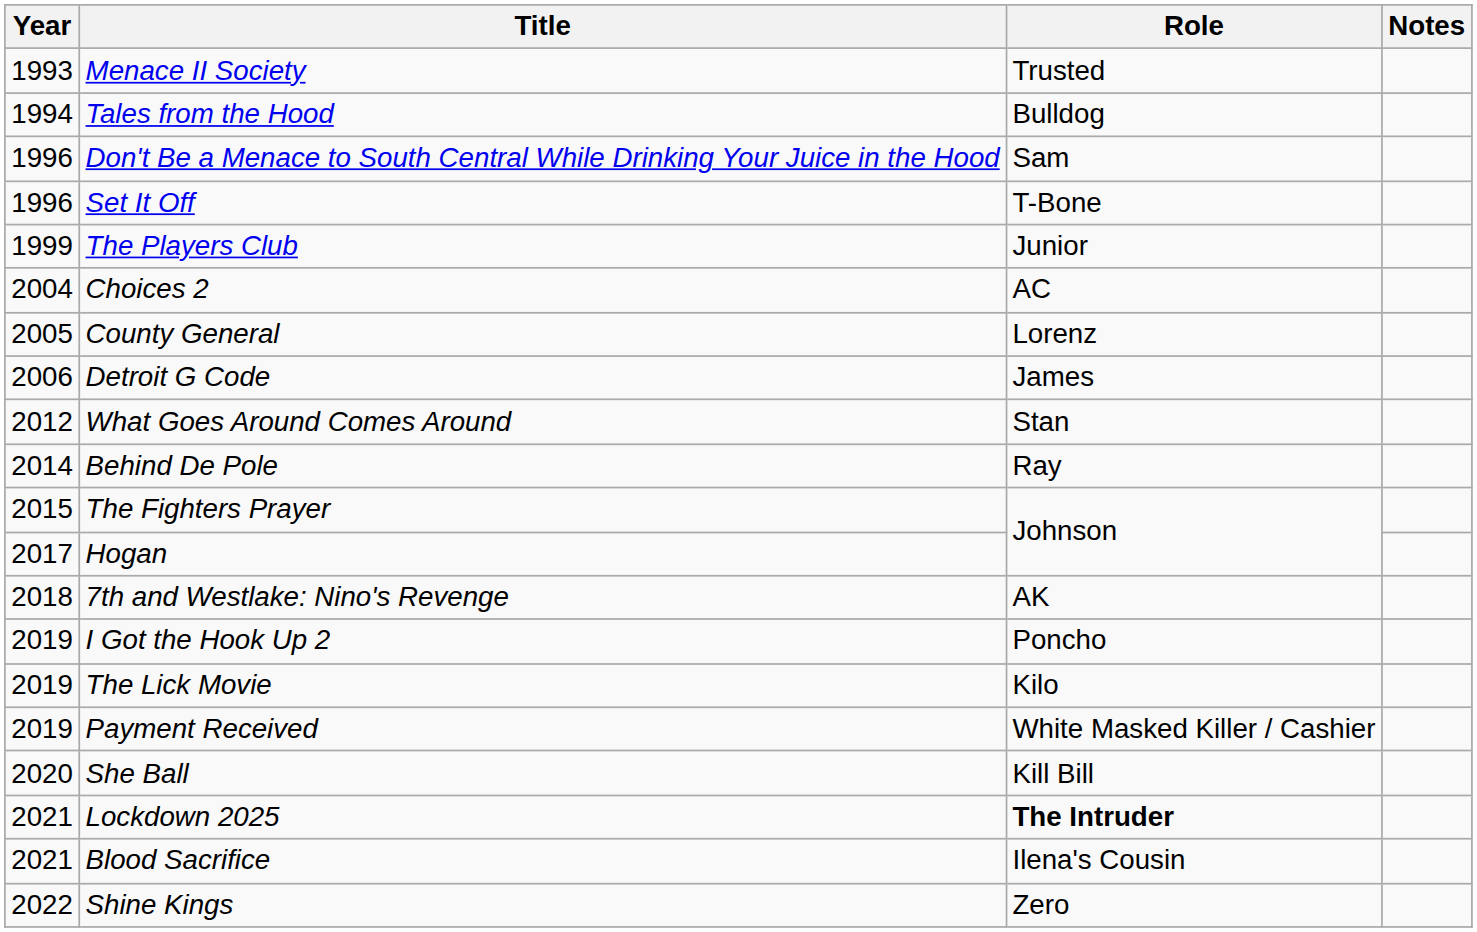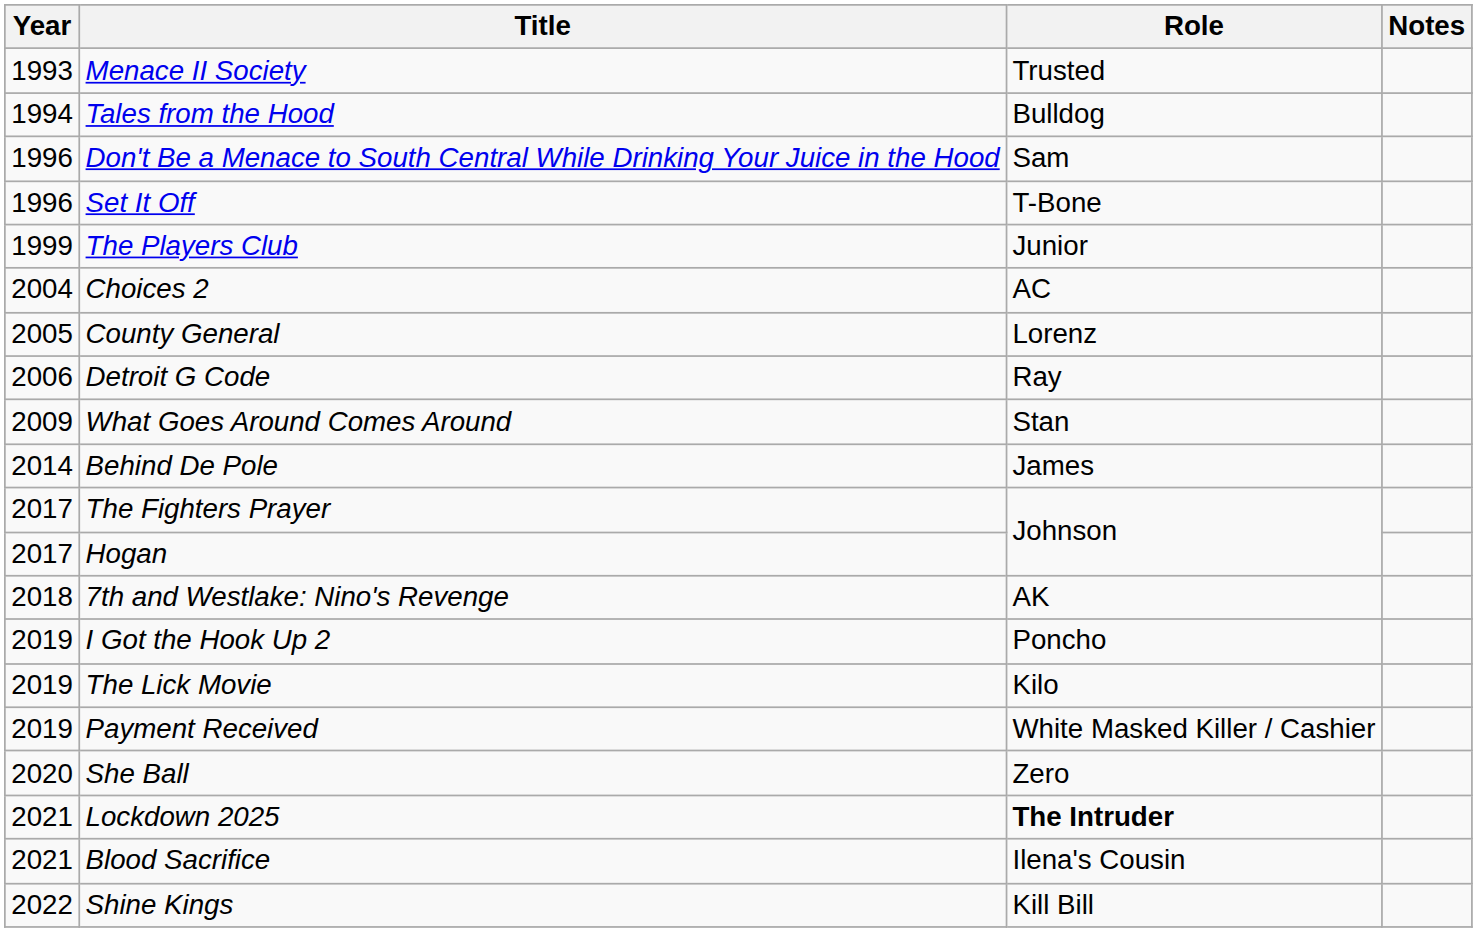(1053, 377) James -> (1037, 377) Ray
(42, 421) 2012 -> (42, 421) 2009
(1037, 465) Ray -> (1053, 465) James
(42, 509) 2015 -> (42, 509) 2017
(1053, 772) Kill Bill -> (1041, 772) Zero
(1041, 904) Zero -> (1053, 904) Kill Bill
